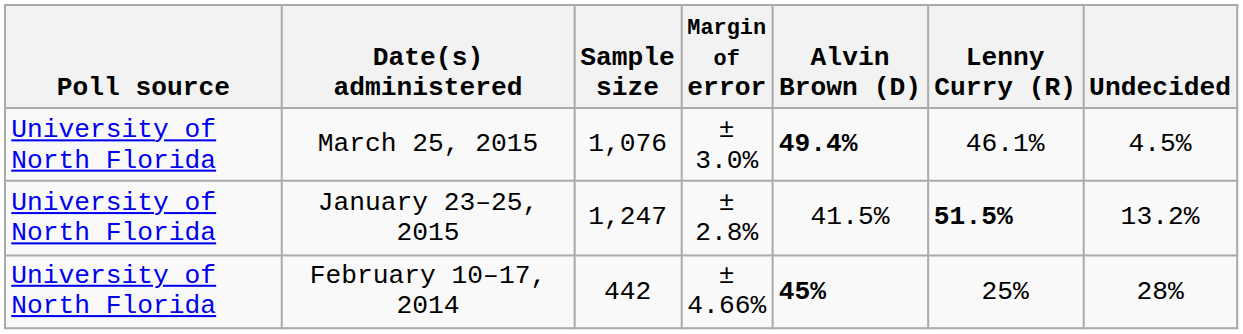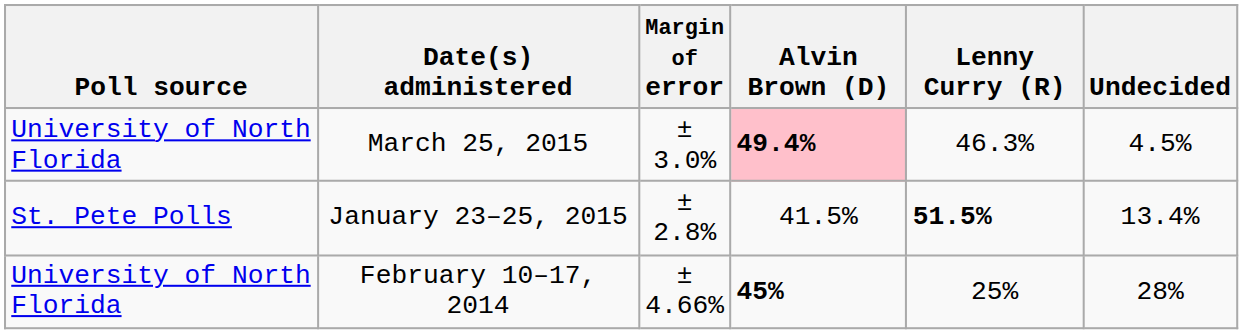- column: (628, 72)
(818, 145) no background -> (776, 145) pink background
(1005, 145) 46.1% -> (995, 145) 46.3%
(114, 218) University of North Florida -> (122, 218) St. Pete Polls
(1160, 218) 13.2% -> (1160, 218) 13.4%
